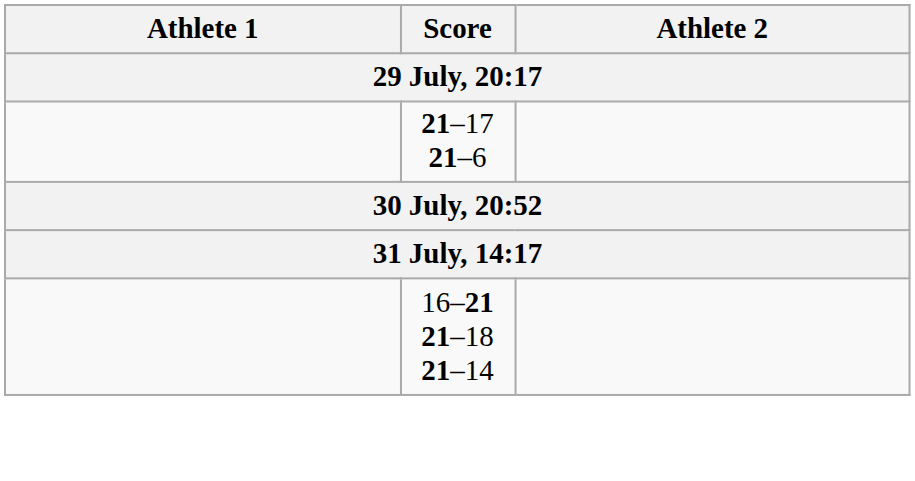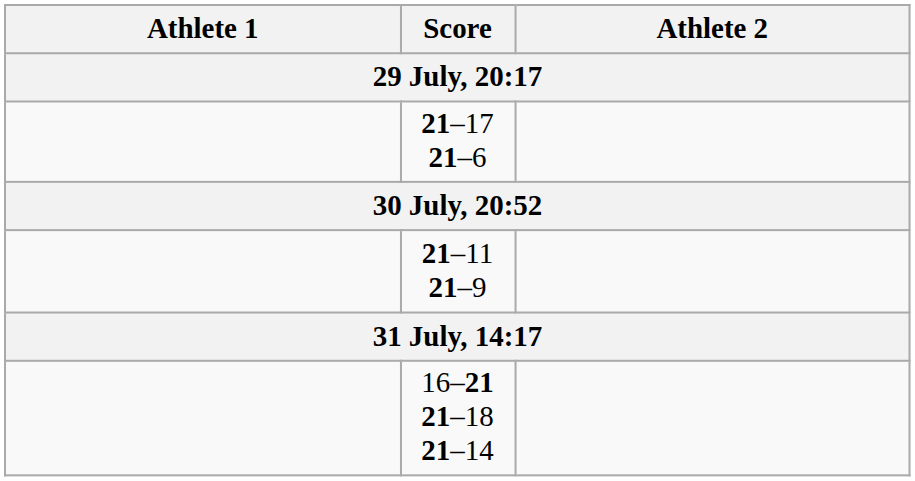+ row: (457, 270)
